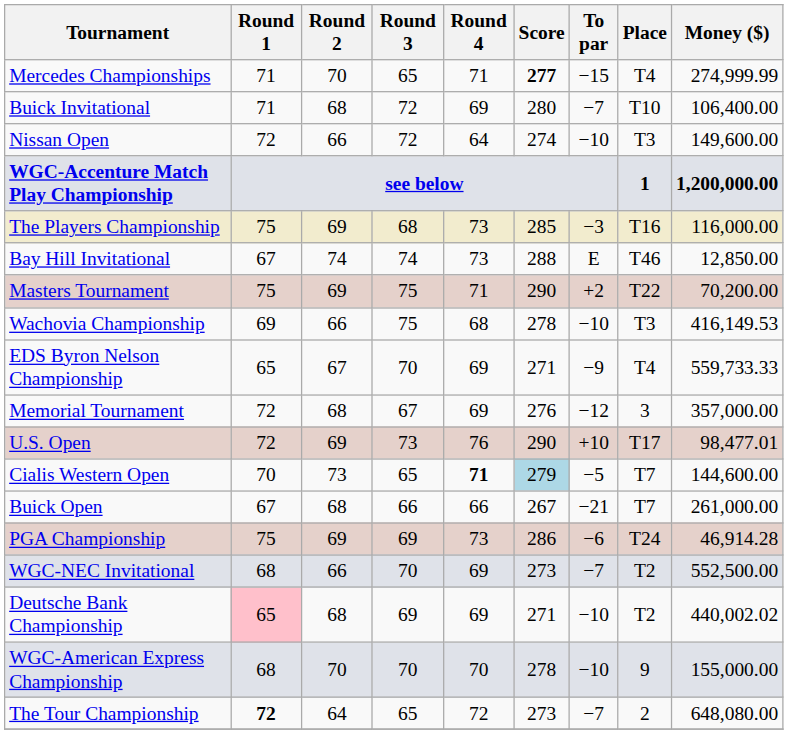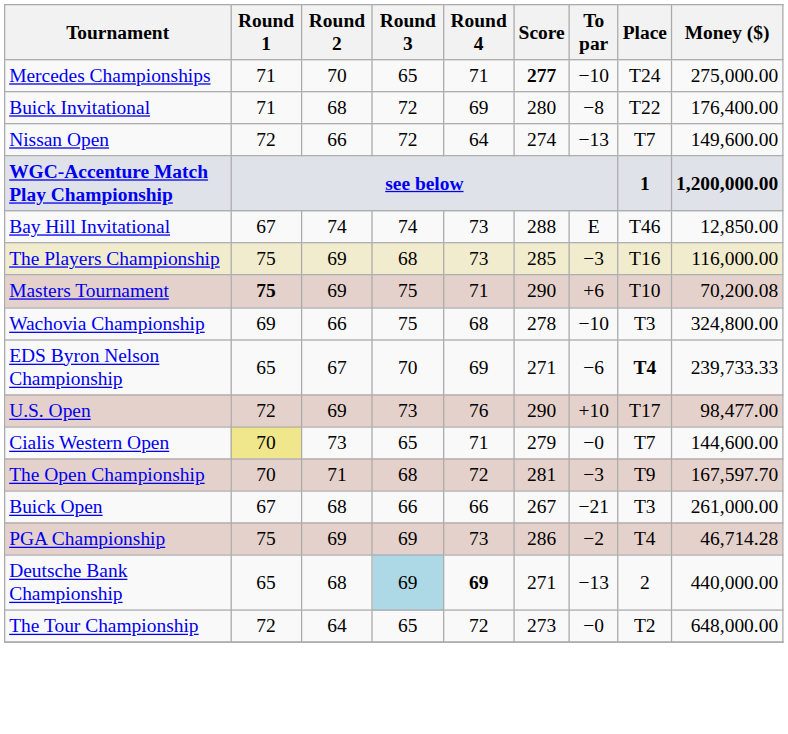(594, 75) −15 -> (594, 75) −10
(645, 75) T4 -> (645, 75) T24
(734, 75) 274,999.99 -> (734, 75) 275,000.00
(594, 107) −7 -> (594, 107) −8
(645, 107) T10 -> (645, 107) T22
(734, 107) 106,400.00 -> (734, 107) 176,400.00
(594, 140) −10 -> (594, 140) −13
(645, 140) T3 -> (645, 140) T7
rows swapped: (90, 259) <-> (114, 227)
(266, 291) normal -> (266, 291) bold
(594, 291) +2 -> (594, 291) +6
(645, 291) T22 -> (645, 291) T10
(739, 291) 70,200.00 -> (739, 291) 70,200.08
(734, 323) 416,149.53 -> (734, 323) 324,800.00
(594, 367) −9 -> (594, 367) −6
(645, 367) normal -> (645, 367) bold
(734, 367) 559,733.33 -> (734, 367) 239,733.33
- row: (97, 410)
(739, 442) 98,477.01 -> (739, 410) 98,477.00
(266, 474) no background -> (266, 442) khaki background
(479, 474) bold -> (479, 442) normal
(542, 474) lightblue background -> (542, 442) no background
(594, 474) −5 -> (594, 442) −0
+ row: (107, 474)
(645, 506) T7 -> (645, 506) T3
(594, 538) −6 -> (594, 538) −2
(645, 538) T24 -> (645, 538) T4
(739, 538) 46,914.28 -> (739, 538) 46,714.28
- row: (102, 571)
(266, 614) pink background -> (266, 582) no background
(408, 614) no background -> (408, 582) lightblue background
(479, 614) normal -> (479, 582) bold
(594, 614) −10 -> (594, 582) −13
(645, 614) T2 -> (645, 582) 2
(734, 614) 440,002.02 -> (734, 582) 440,000.00
- row: (107, 669)
(266, 713) bold -> (266, 626) normal
(594, 713) −7 -> (594, 626) −0
(645, 713) 2 -> (645, 626) T2
(734, 713) 648,080.00 -> (734, 626) 648,000.00
